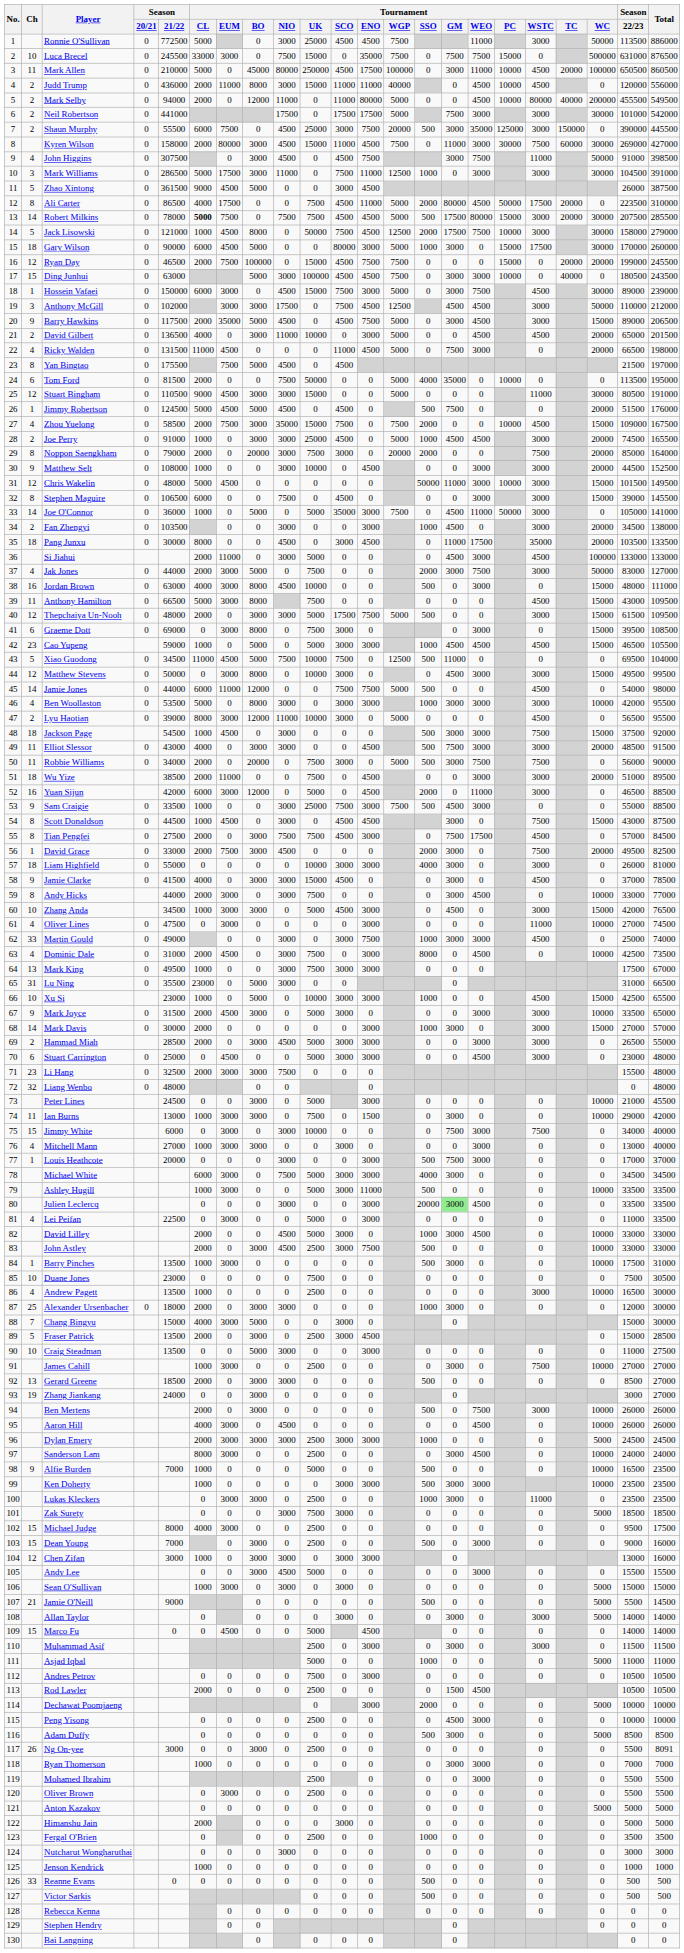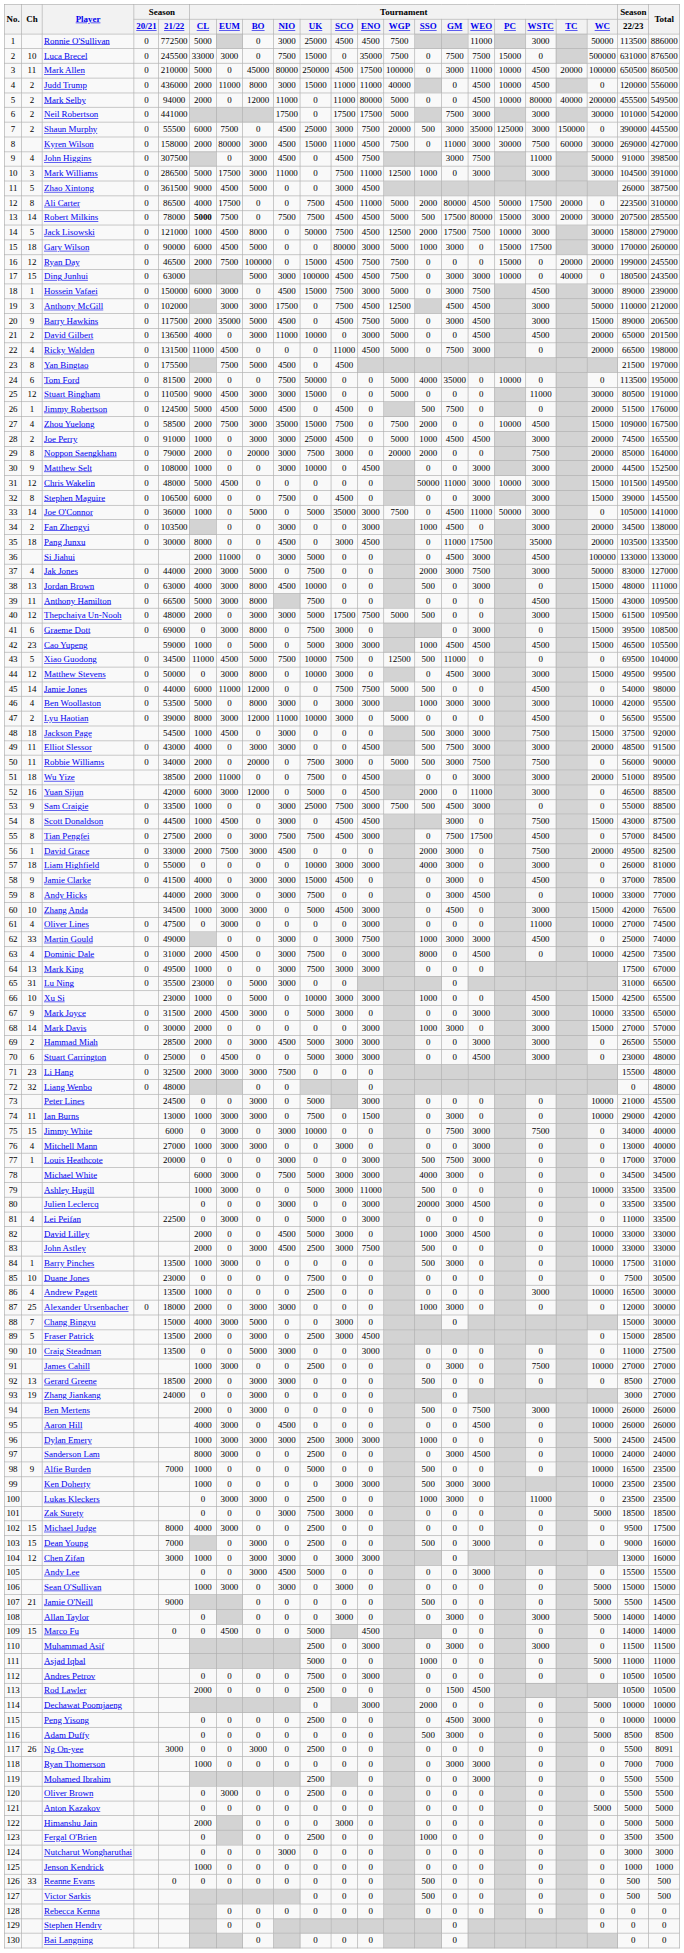(32, 586) 16 -> (32, 586) 13
(455, 1204) lightgreen background -> (455, 1204) no background
(203, 1440) 2000 -> (203, 1440) 1000
